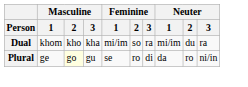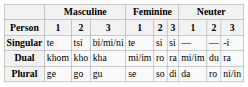+ row: (24, 43)
(136, 43) so -> (160, 58) ro
(71, 58) lightyellow background -> (78, 74) no background
(136, 58) ro -> (160, 74) so
